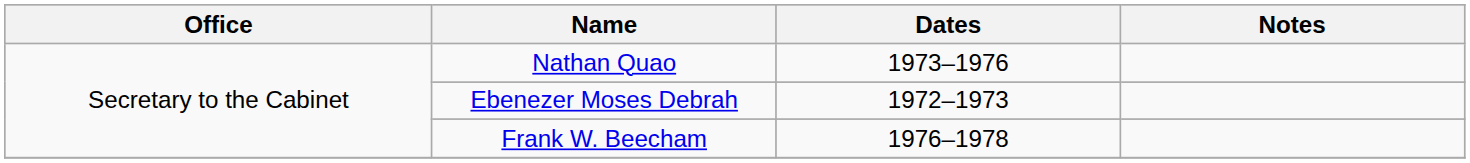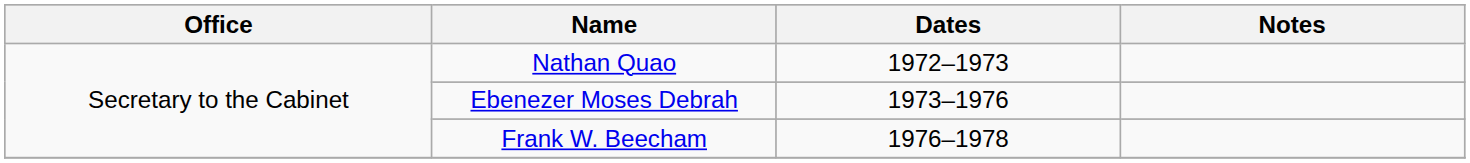(948, 63) 1973–1976 -> (948, 63) 1972–1973
(948, 101) 1972–1973 -> (948, 101) 1973–1976
